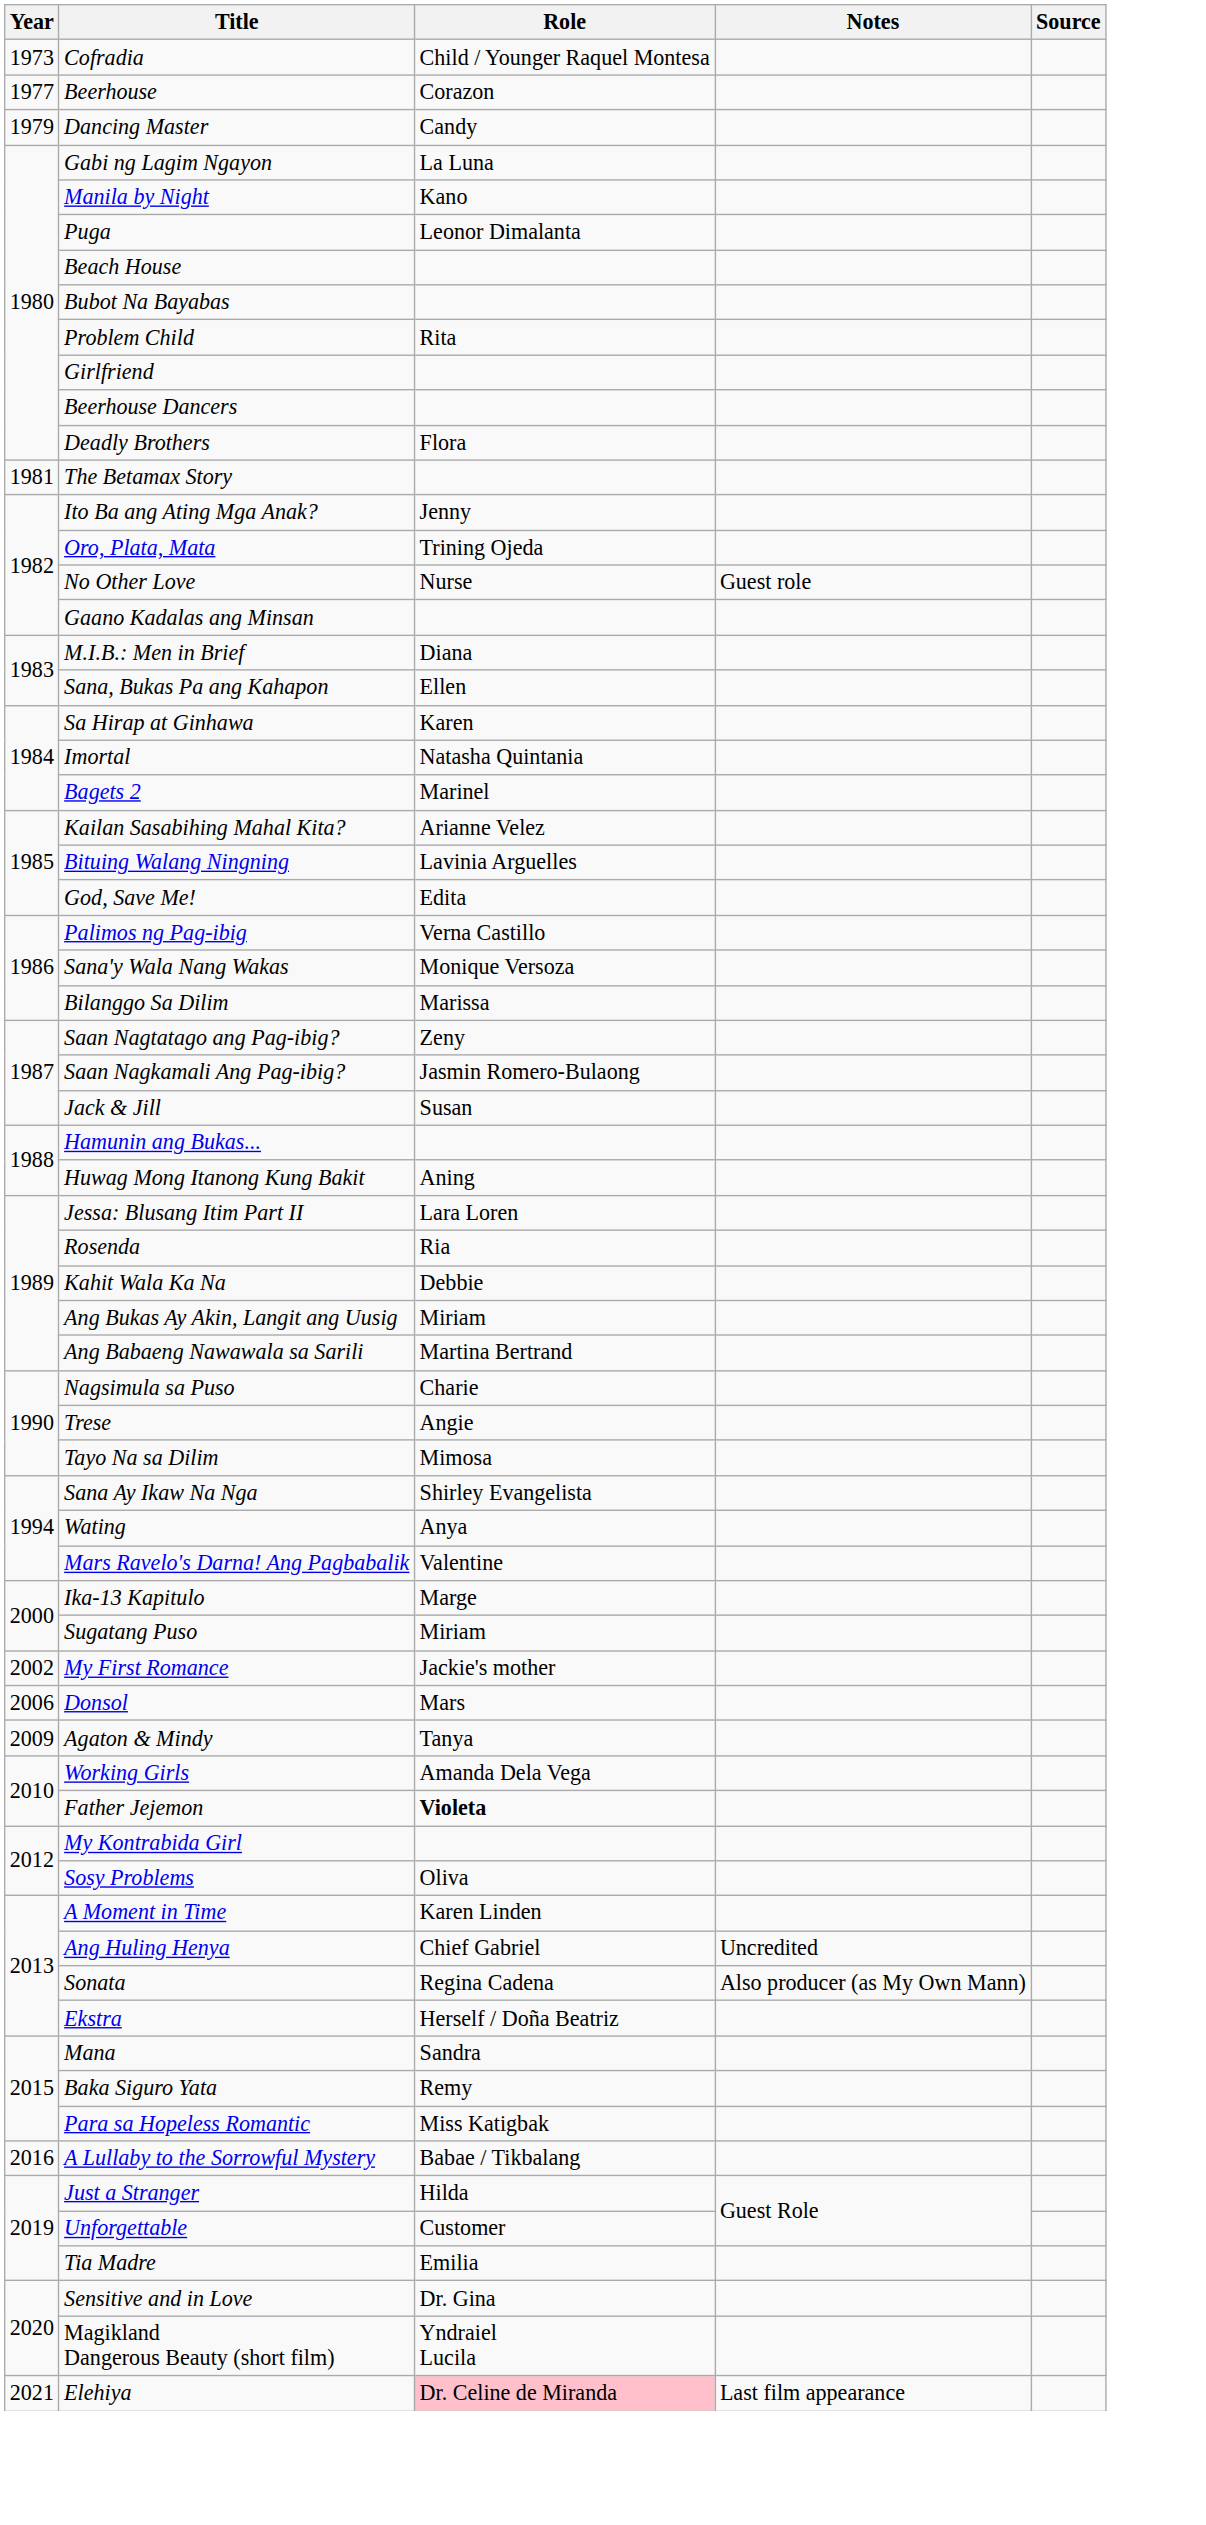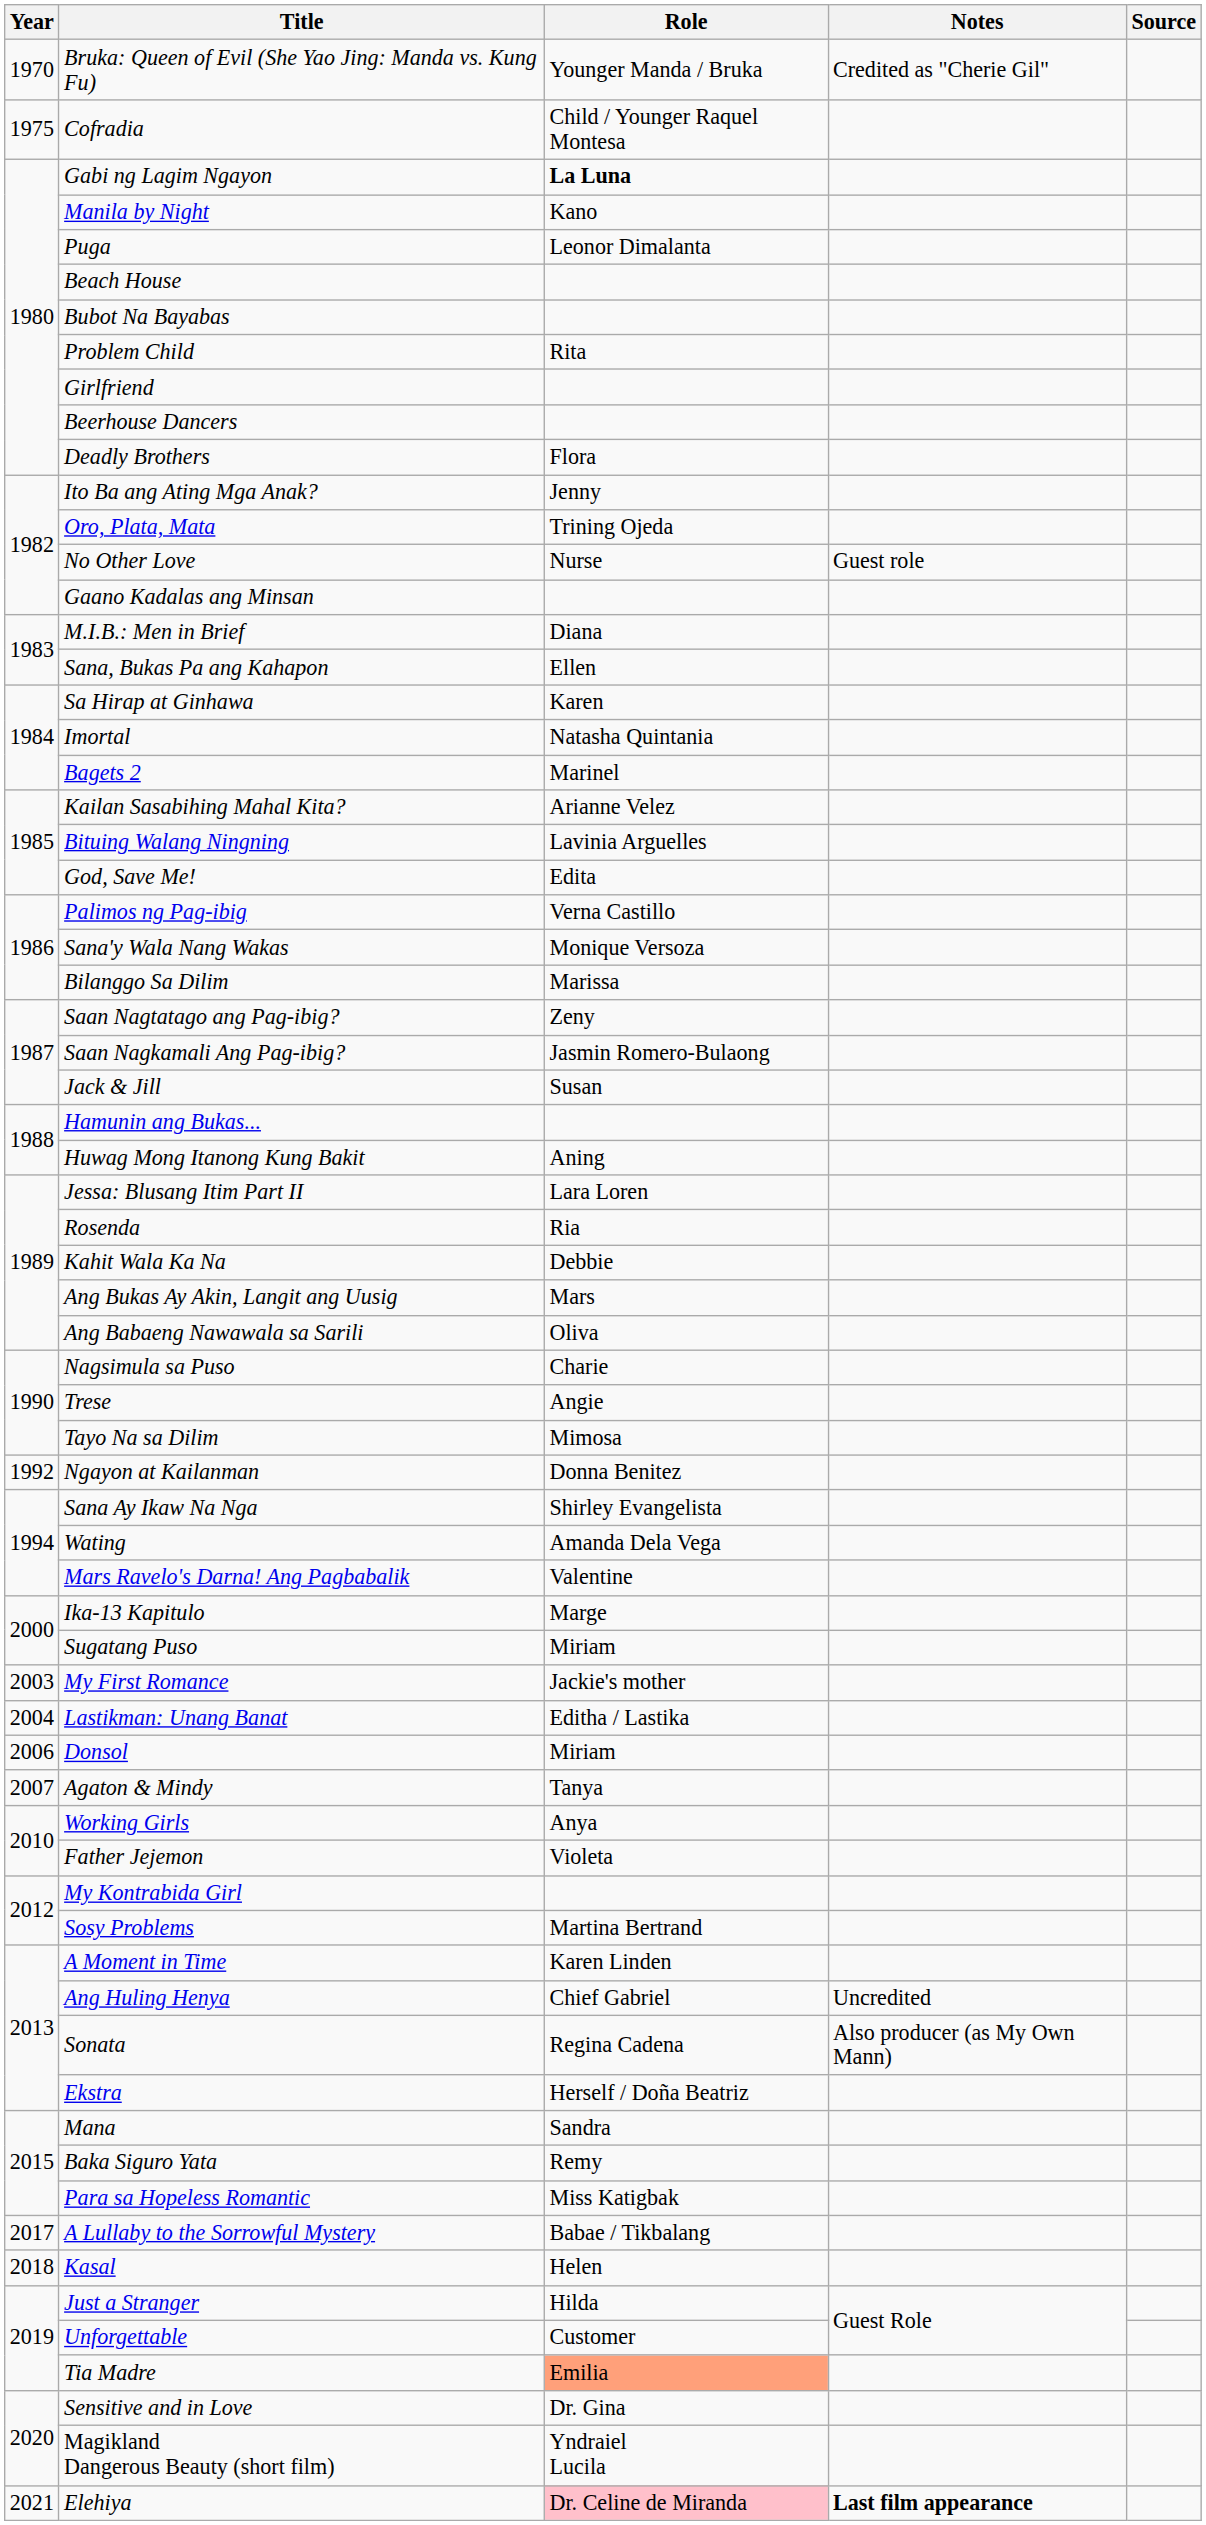+ row: (300, 69)
(32, 57) 1973 -> (32, 129) 1975
- row: (111, 92)
- row: (136, 127)
(457, 162) normal -> (590, 176) bold
- row: (148, 477)
(453, 1317) Miriam -> (572, 1297) Mars
(496, 1352) Martina Bertrand -> (574, 1332) Oliva
+ row: (162, 1472)
(444, 1527) Anya -> (635, 1542) Amanda Dela Vega
(32, 1667) 2002 -> (32, 1682) 2003
+ row: (176, 1717)
(442, 1702) Mars -> (583, 1752) Miriam
(32, 1737) 2009 -> (32, 1787) 2007
(505, 1772) Amanda Dela Vega -> (573, 1822) Anya
(453, 1807) bold -> (581, 1857) normal
(444, 1877) Oliva -> (626, 1927) Martina Bertrand
(32, 2158) 2016 -> (32, 2232) 2017
+ row: (90, 2267)
(449, 2263) no background -> (579, 2372) lightsalmon background
(812, 2393) normal -> (933, 2502) bold
